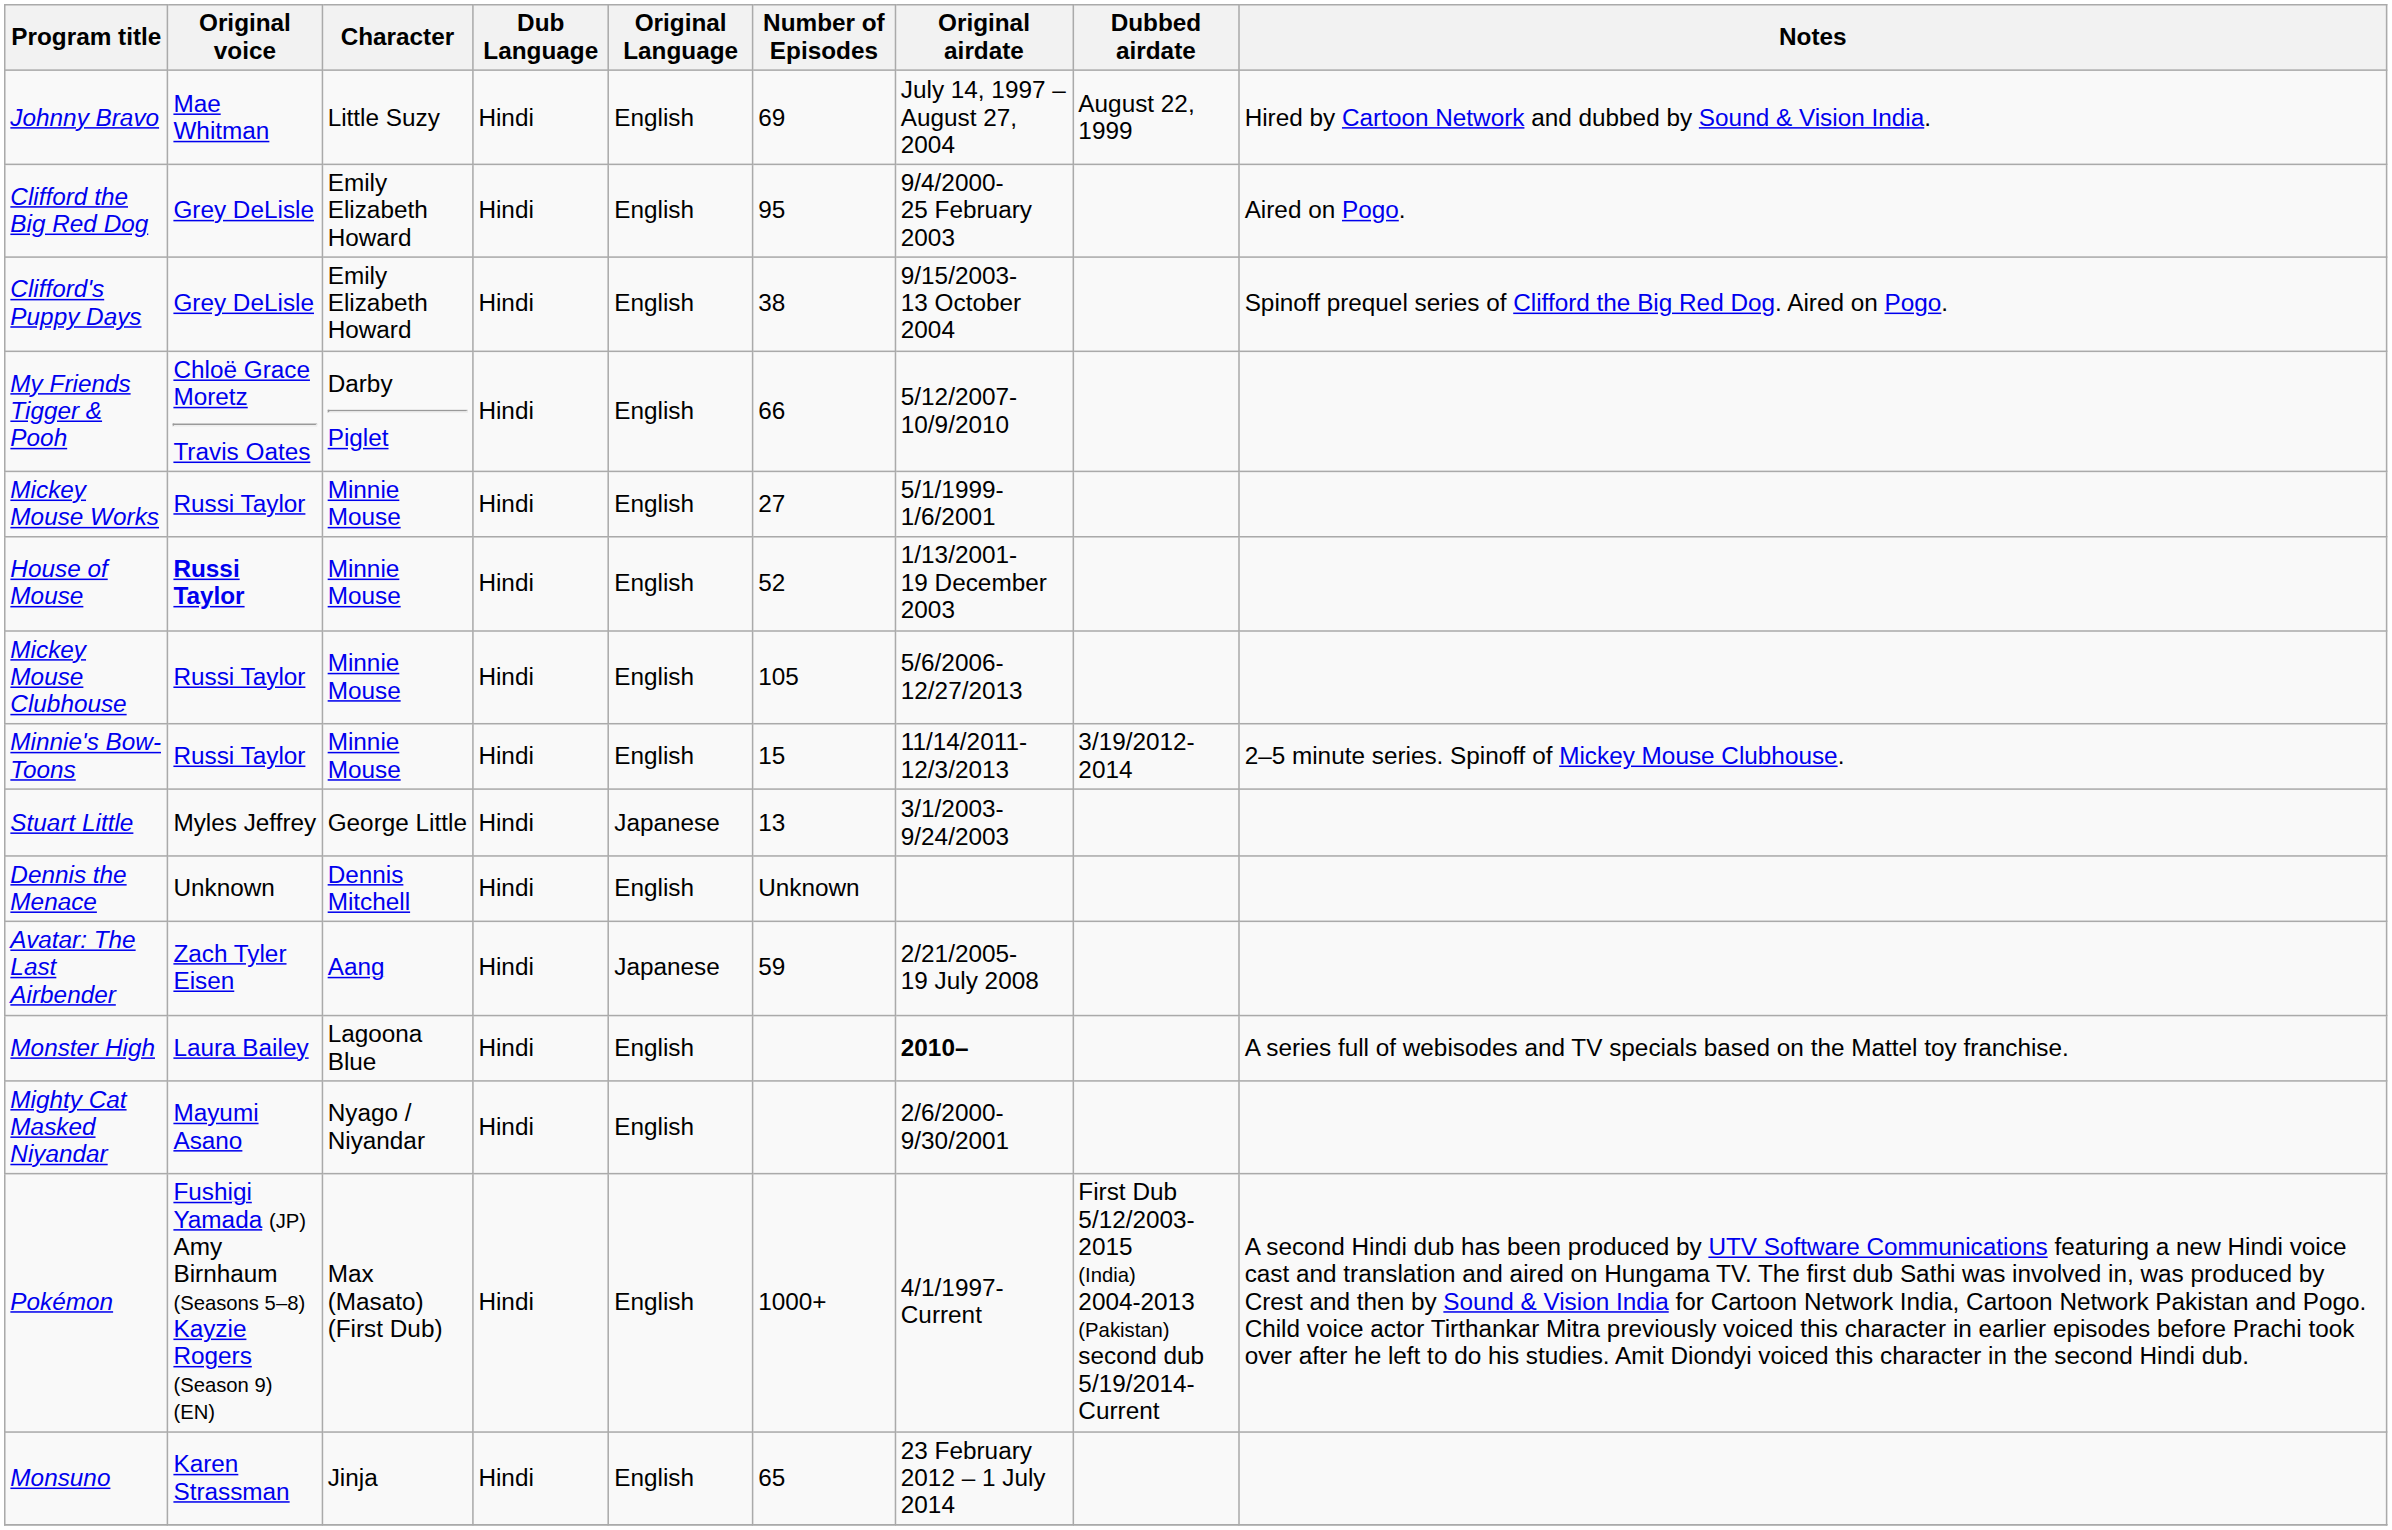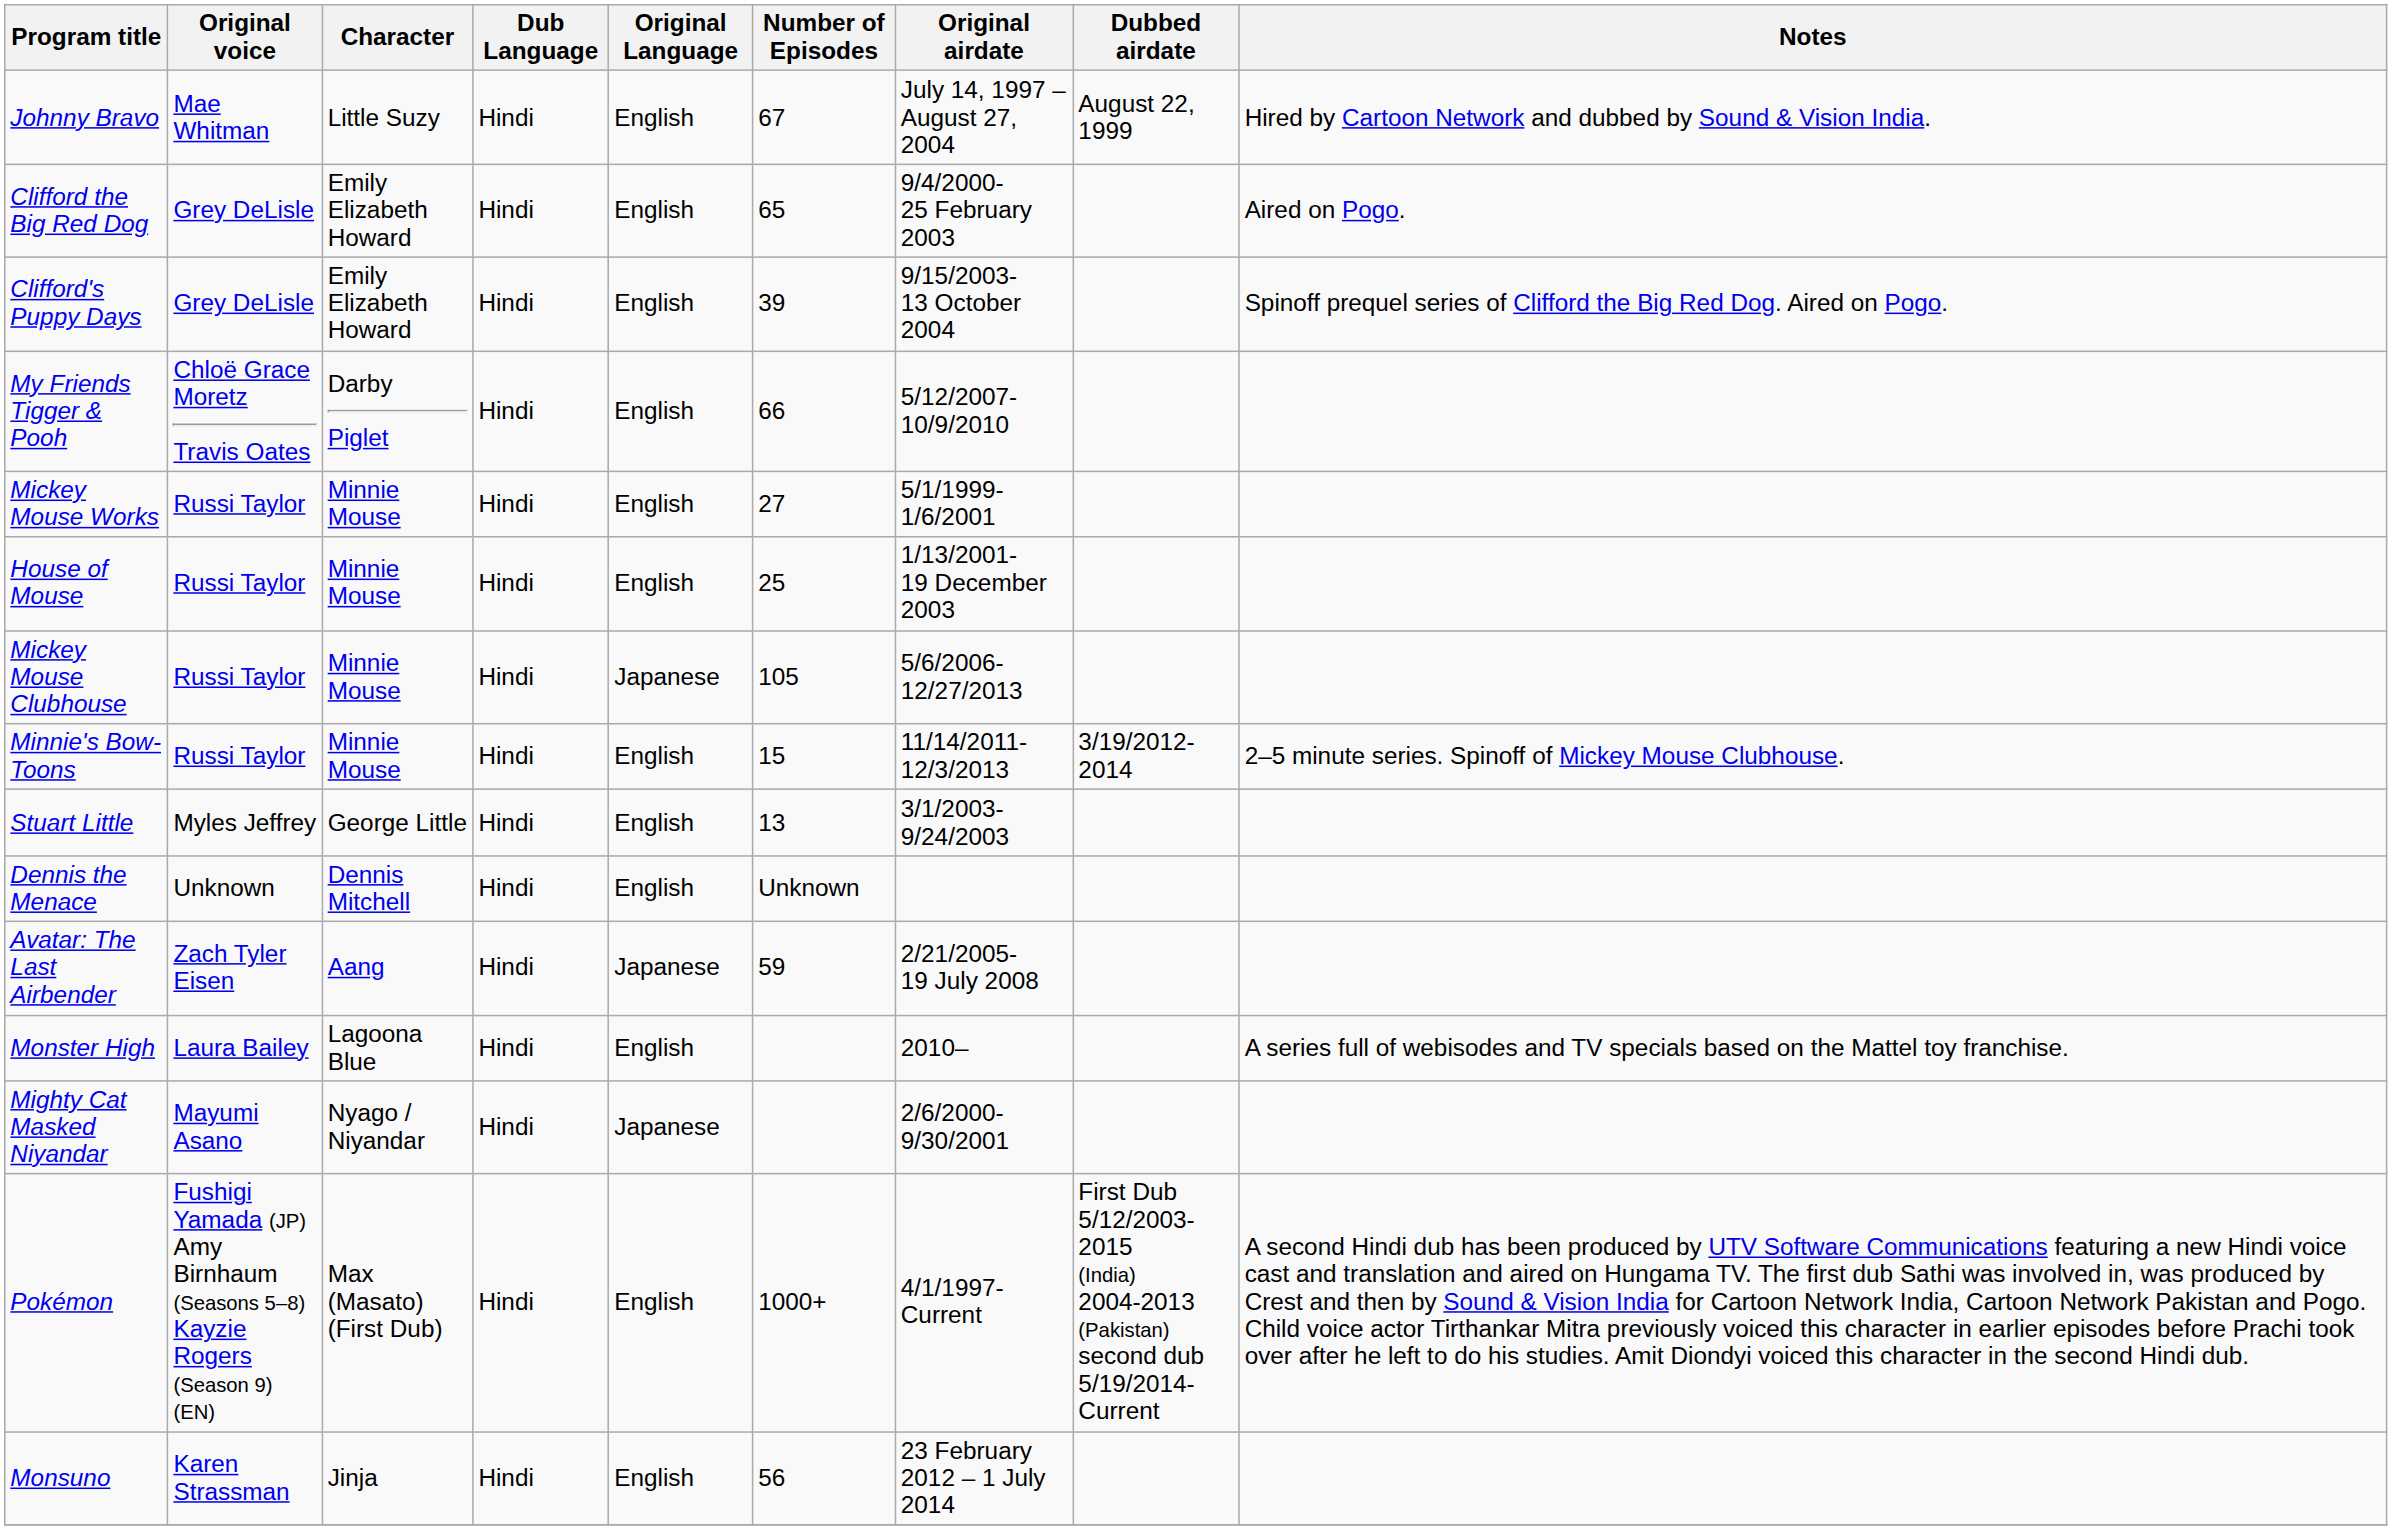(772, 117) 69 -> (772, 117) 67
(772, 210) 95 -> (772, 210) 65
(772, 303) 38 -> (772, 303) 39
(209, 583) bold -> (239, 583) normal
(772, 583) 52 -> (772, 583) 25
(654, 676) English -> (667, 676) Japanese
(667, 822) Japanese -> (654, 822) English
(935, 1047) bold -> (935, 1047) normal
(654, 1127) English -> (667, 1127) Japanese
(772, 1477) 65 -> (772, 1477) 56
